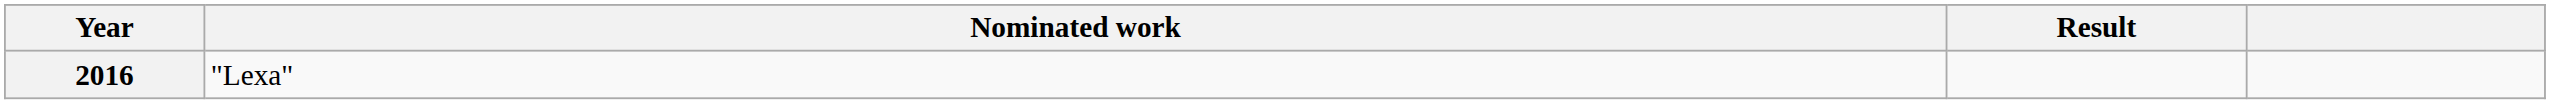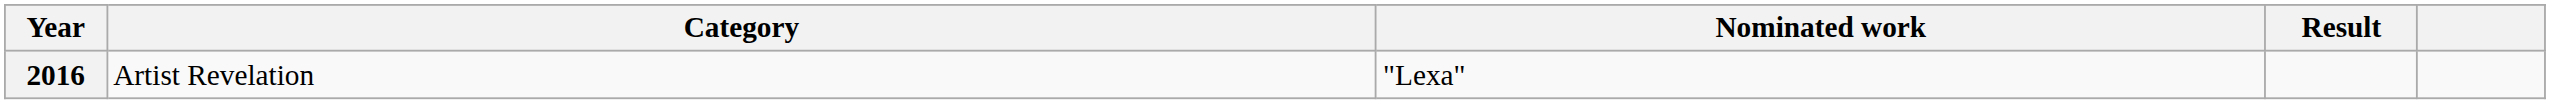+ column: (741, 27)
